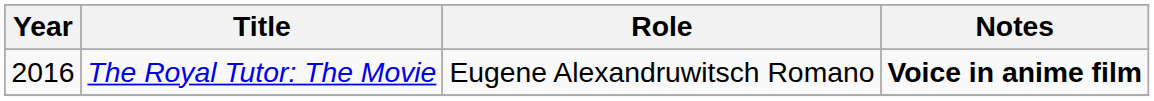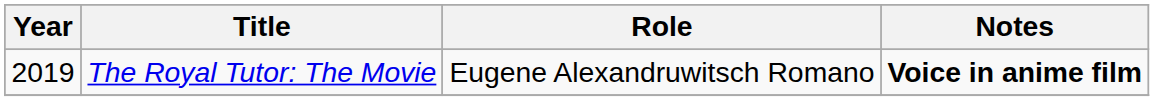(43, 71) 2016 -> (43, 71) 2019
